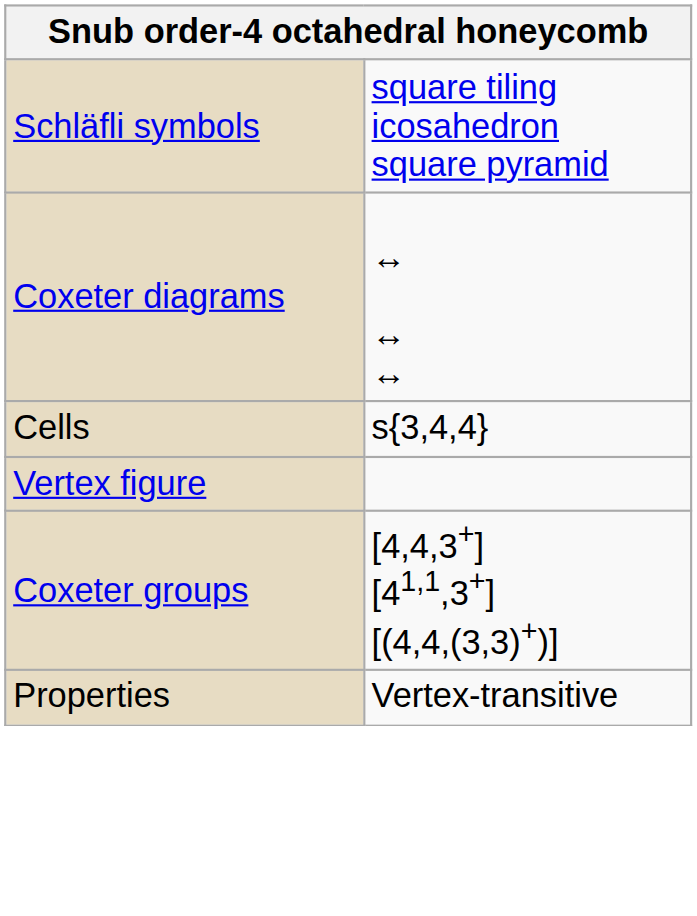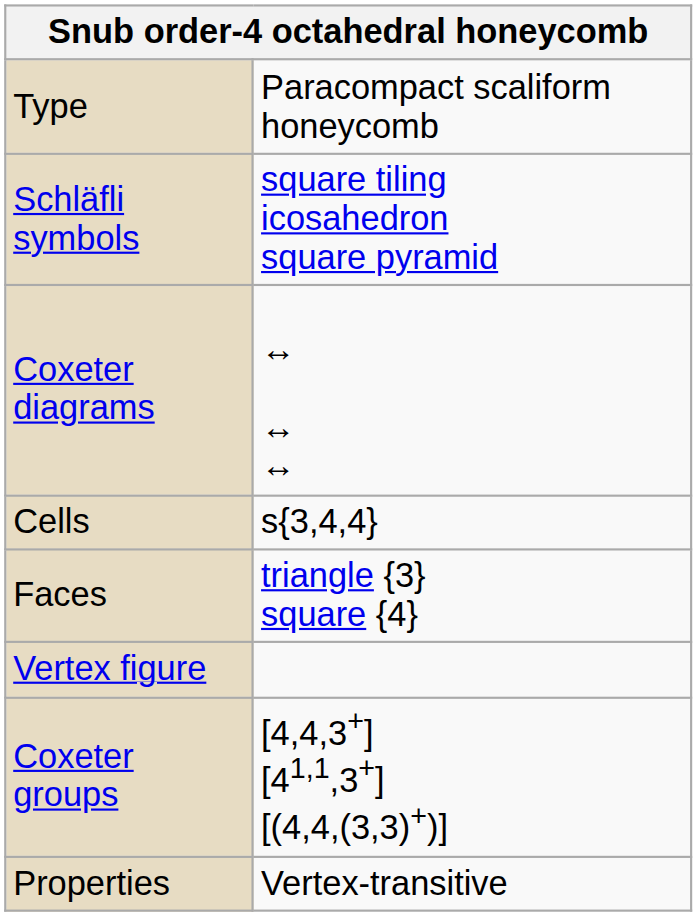+ row: (50, 106)
+ row: (60, 595)
